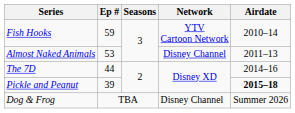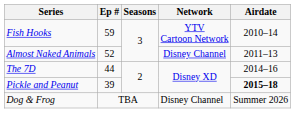(109, 54) 53 -> (109, 54) 52
